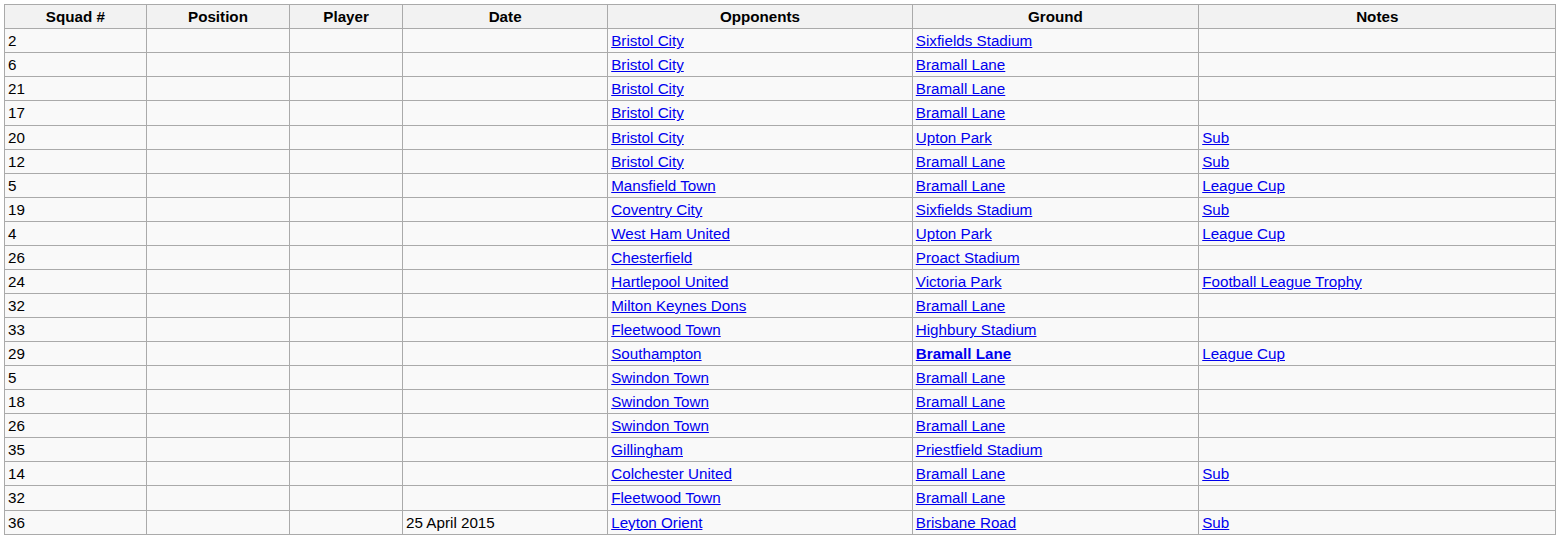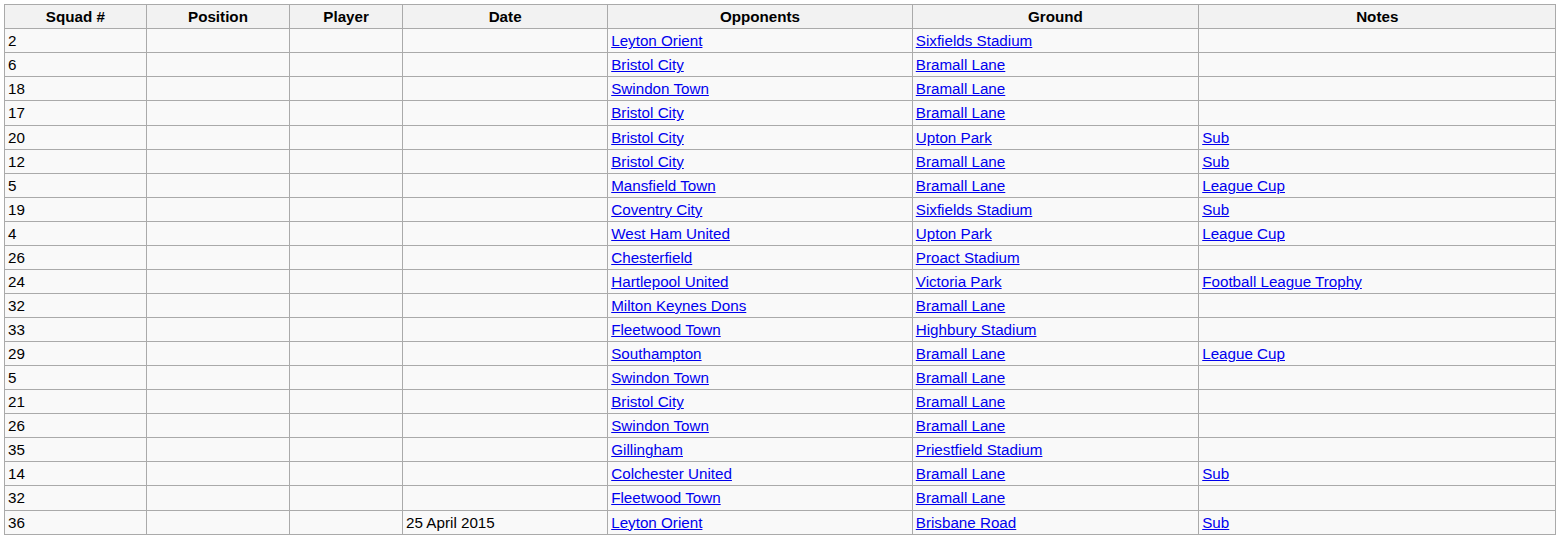(648, 41) Bristol City -> (657, 41) Leyton Orient
rows swapped: (16, 89) <-> (16, 402)
(963, 354) bold -> (961, 354) normal
